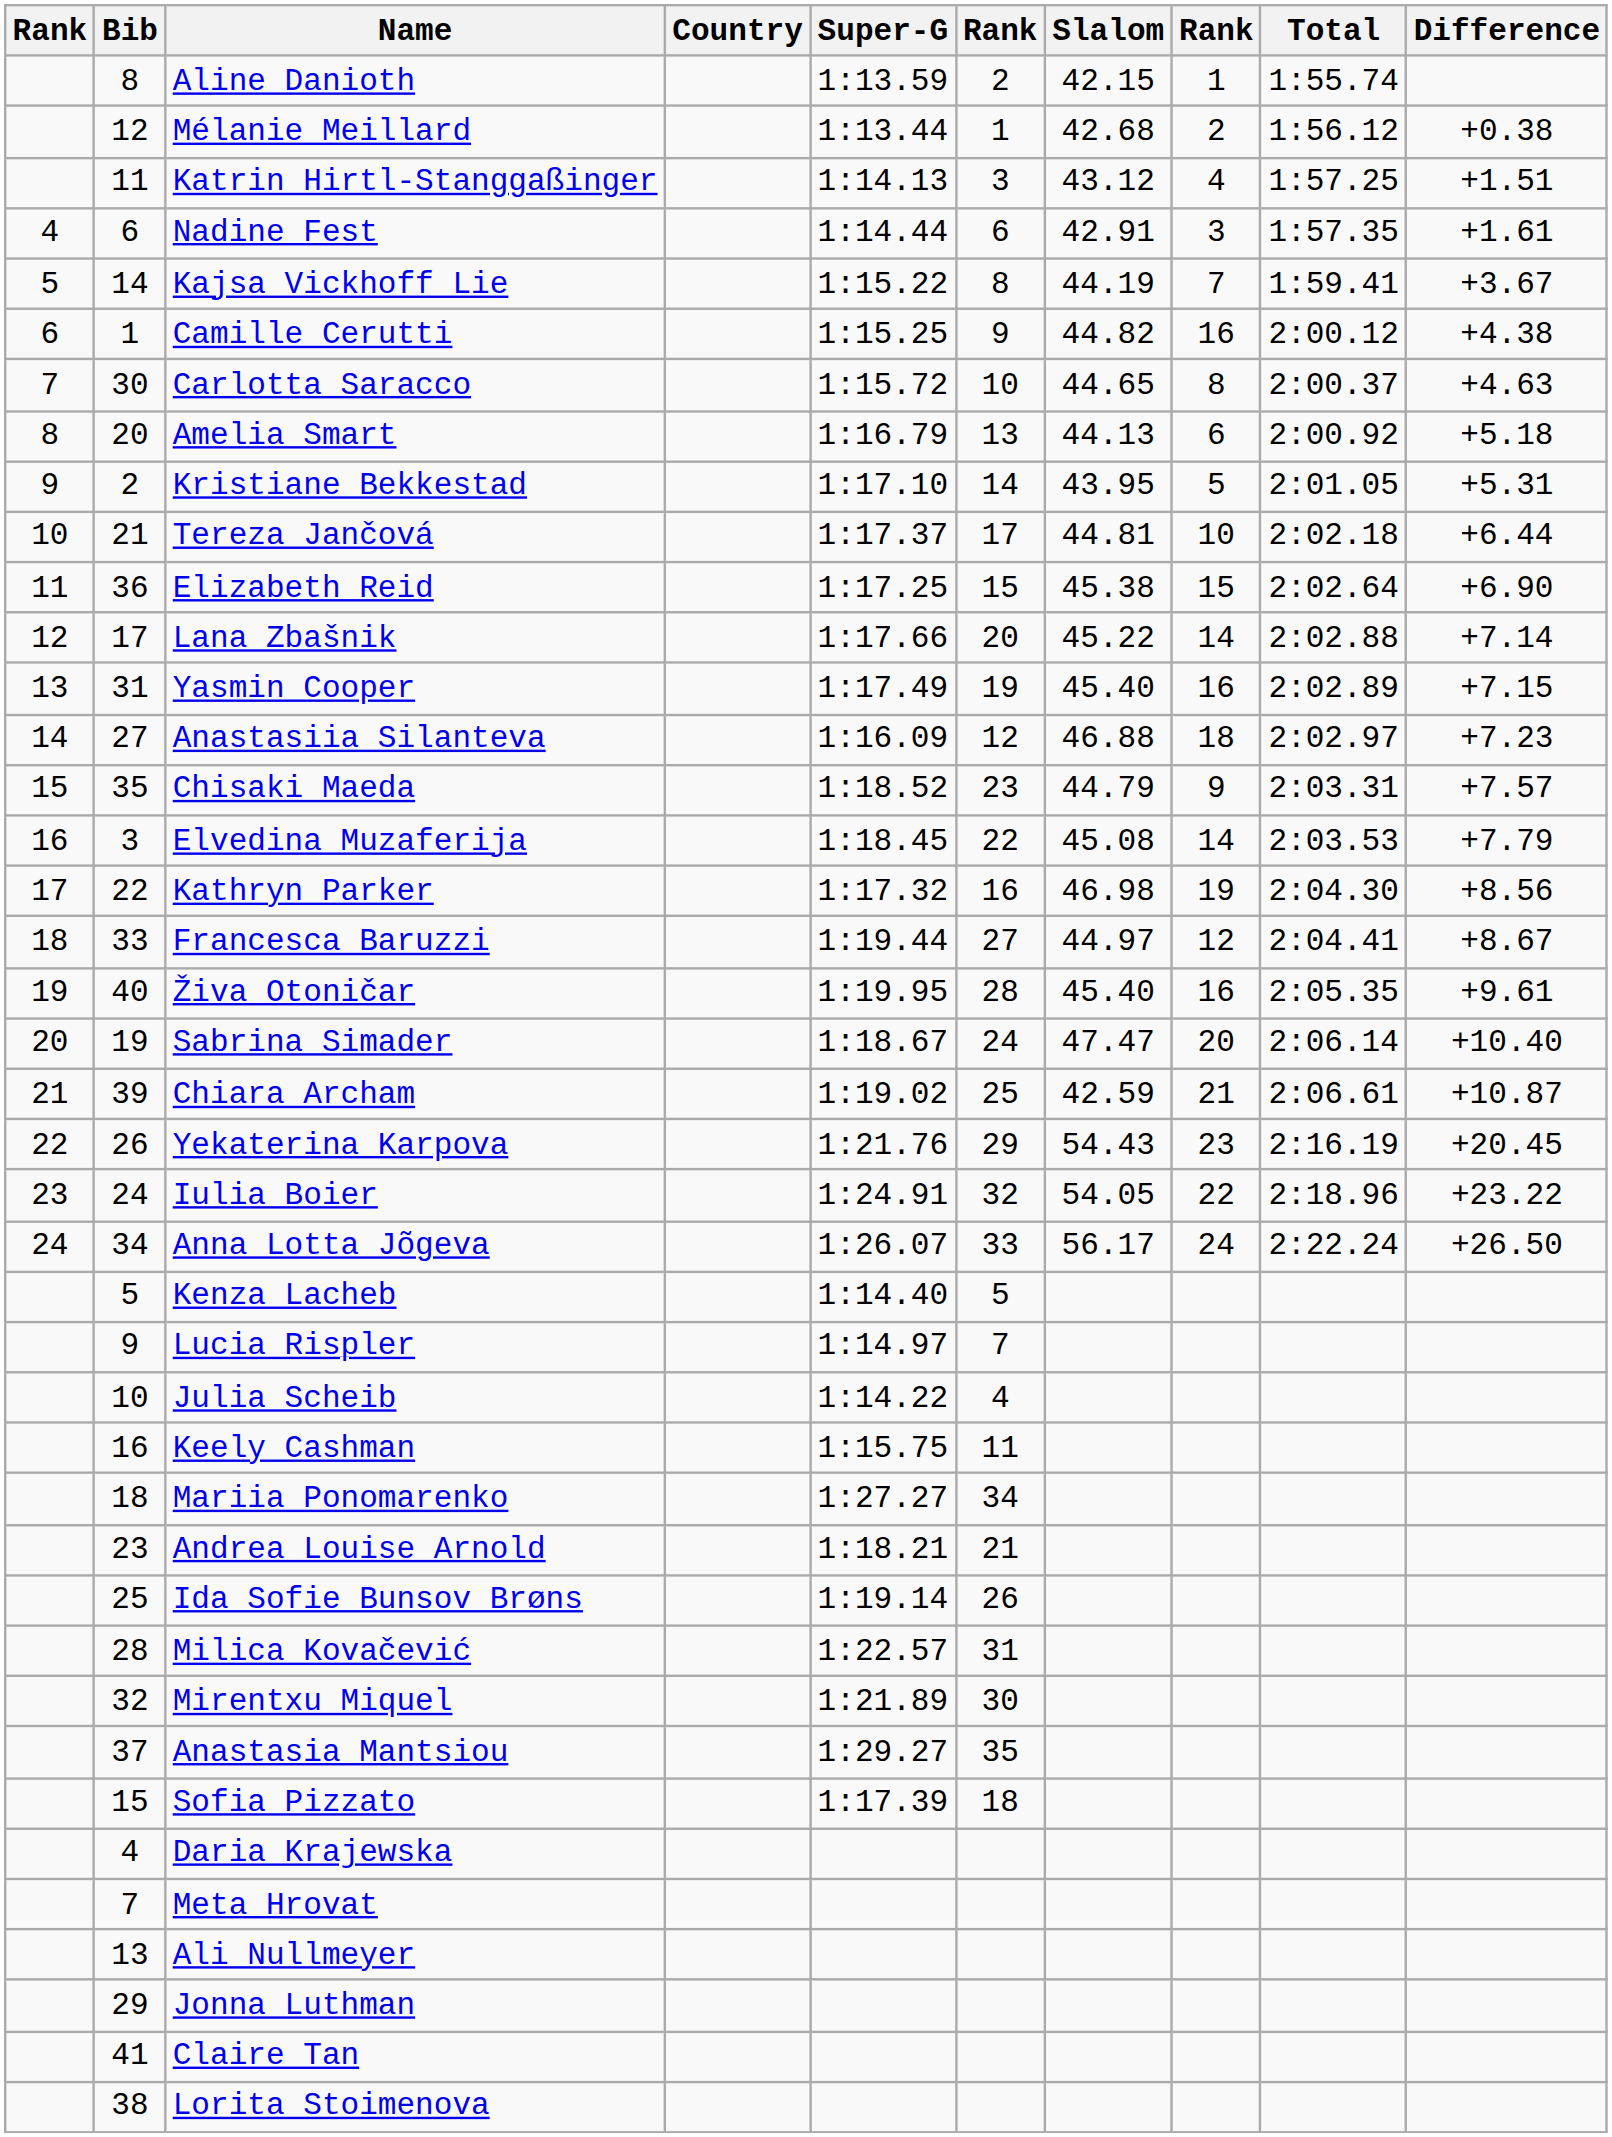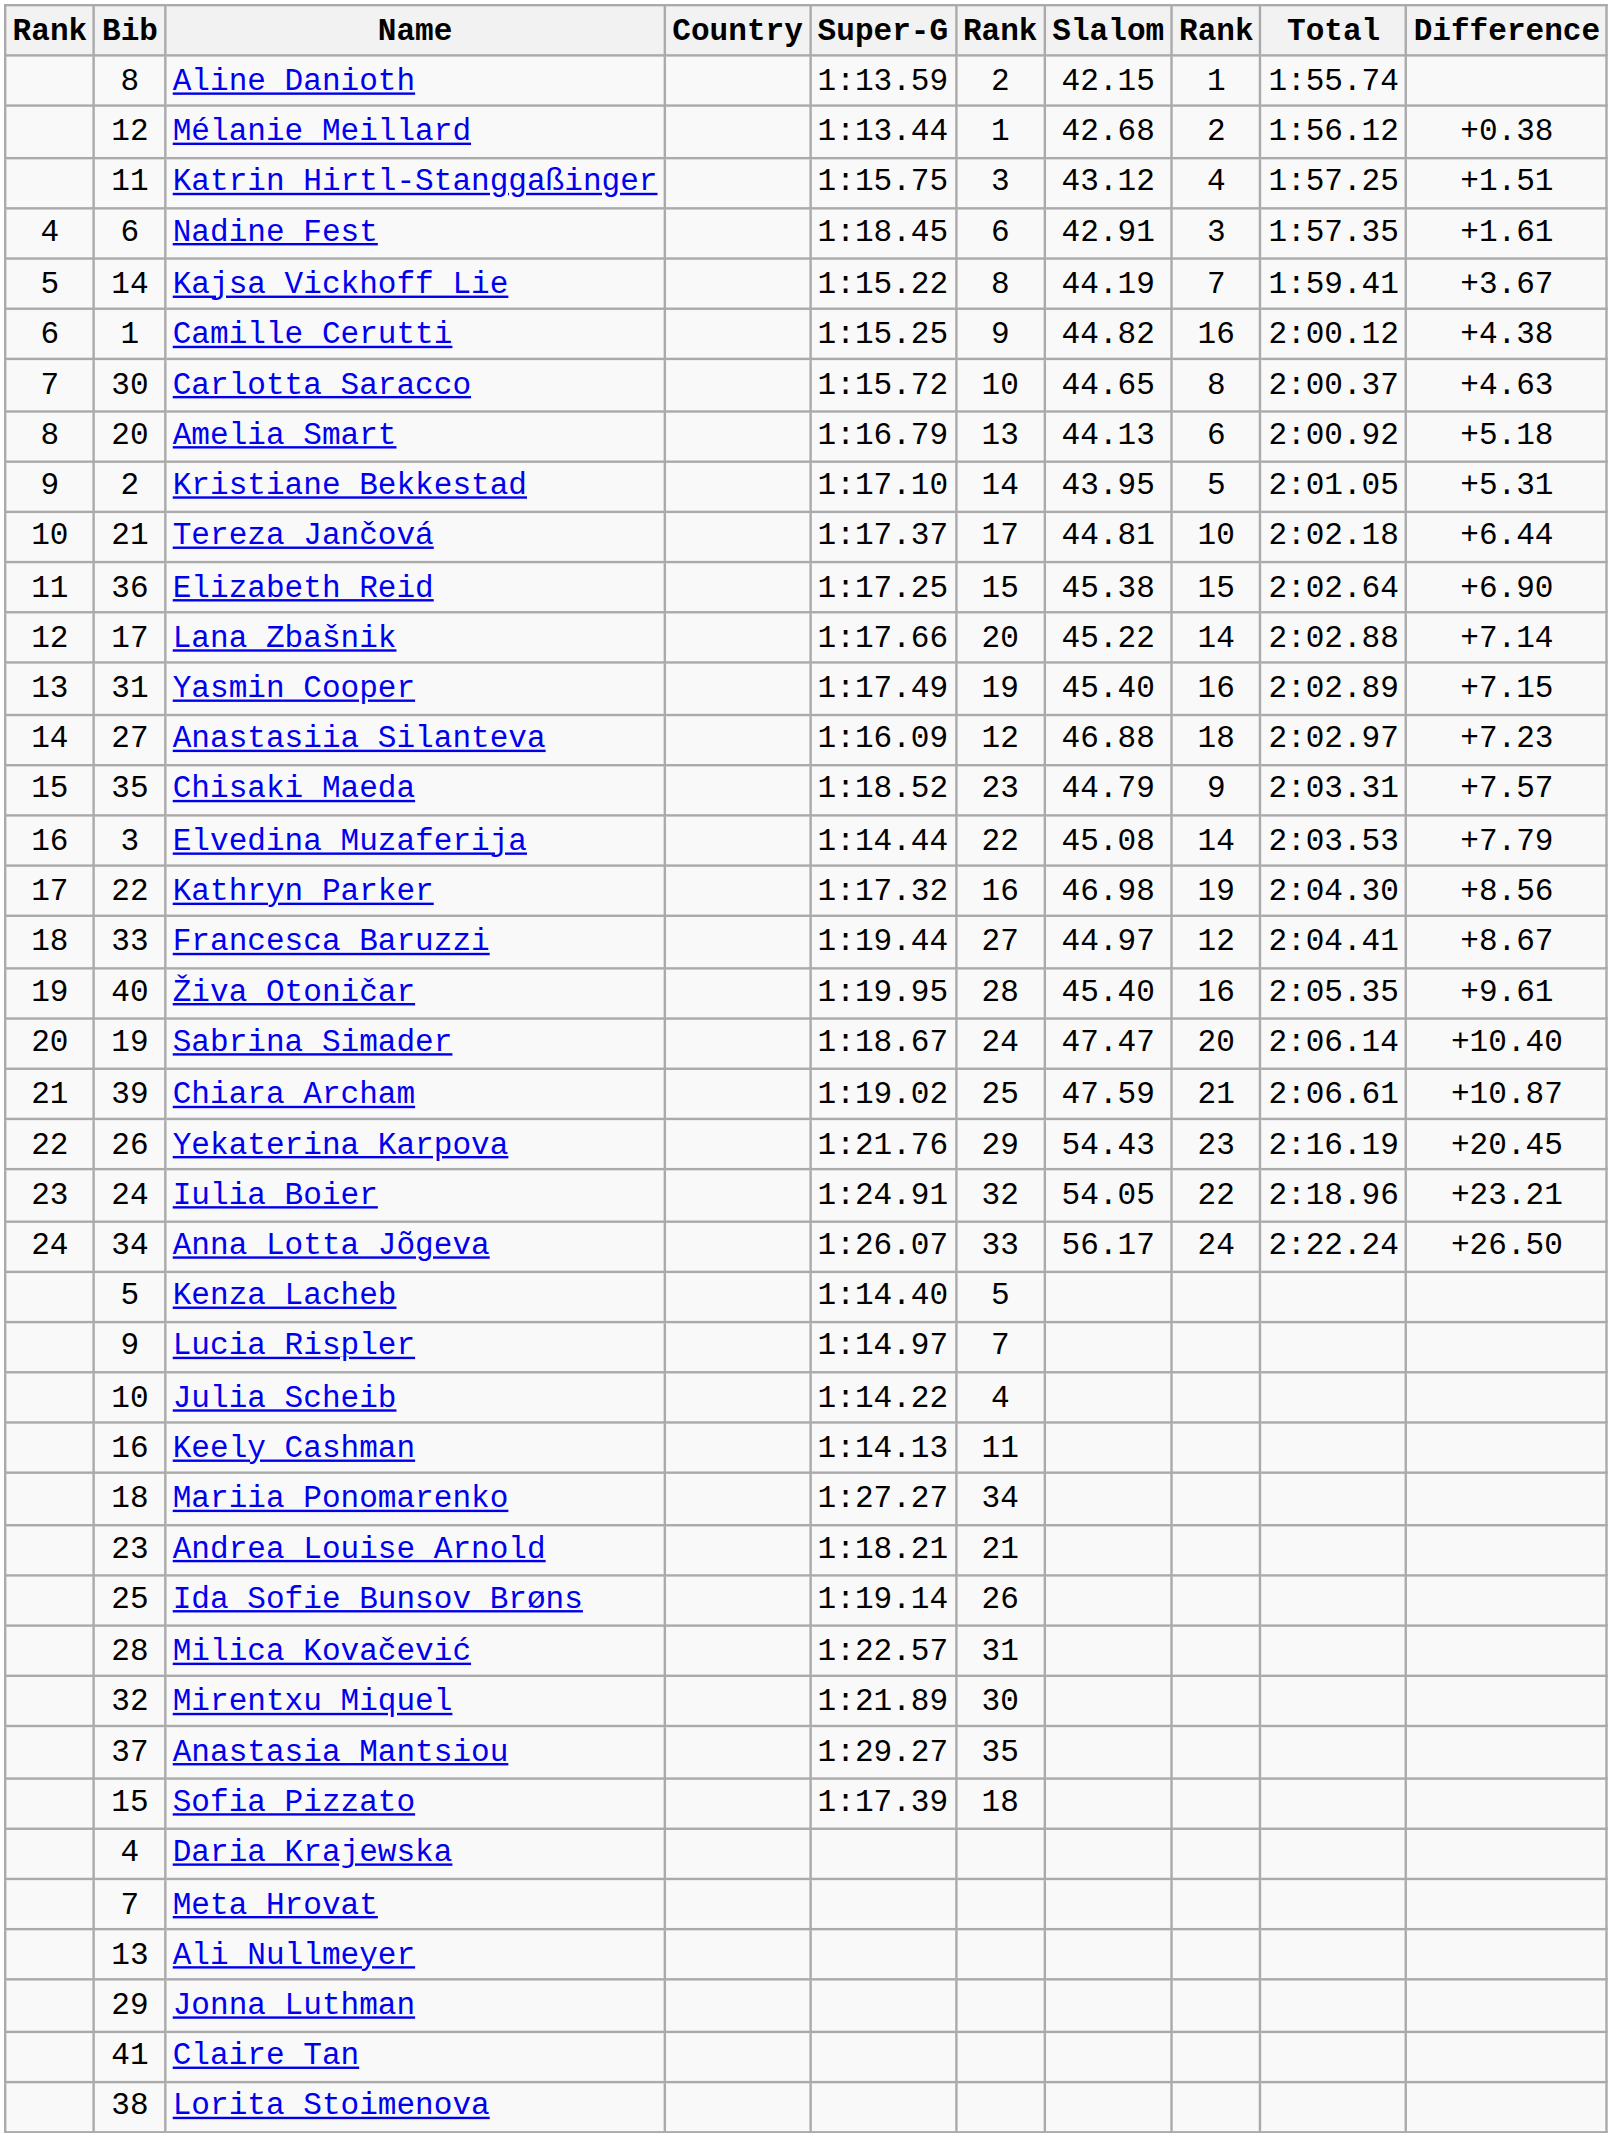(883, 182) 1:14.13 -> (883, 182) 1:15.75
(883, 233) 1:14.44 -> (883, 233) 1:18.45
(883, 841) 1:18.45 -> (883, 841) 1:14.44
(1108, 1094) 42.59 -> (1108, 1094) 47.59
(1507, 1195) +23.22 -> (1507, 1195) +23.21
(883, 1448) 1:15.75 -> (883, 1448) 1:14.13
